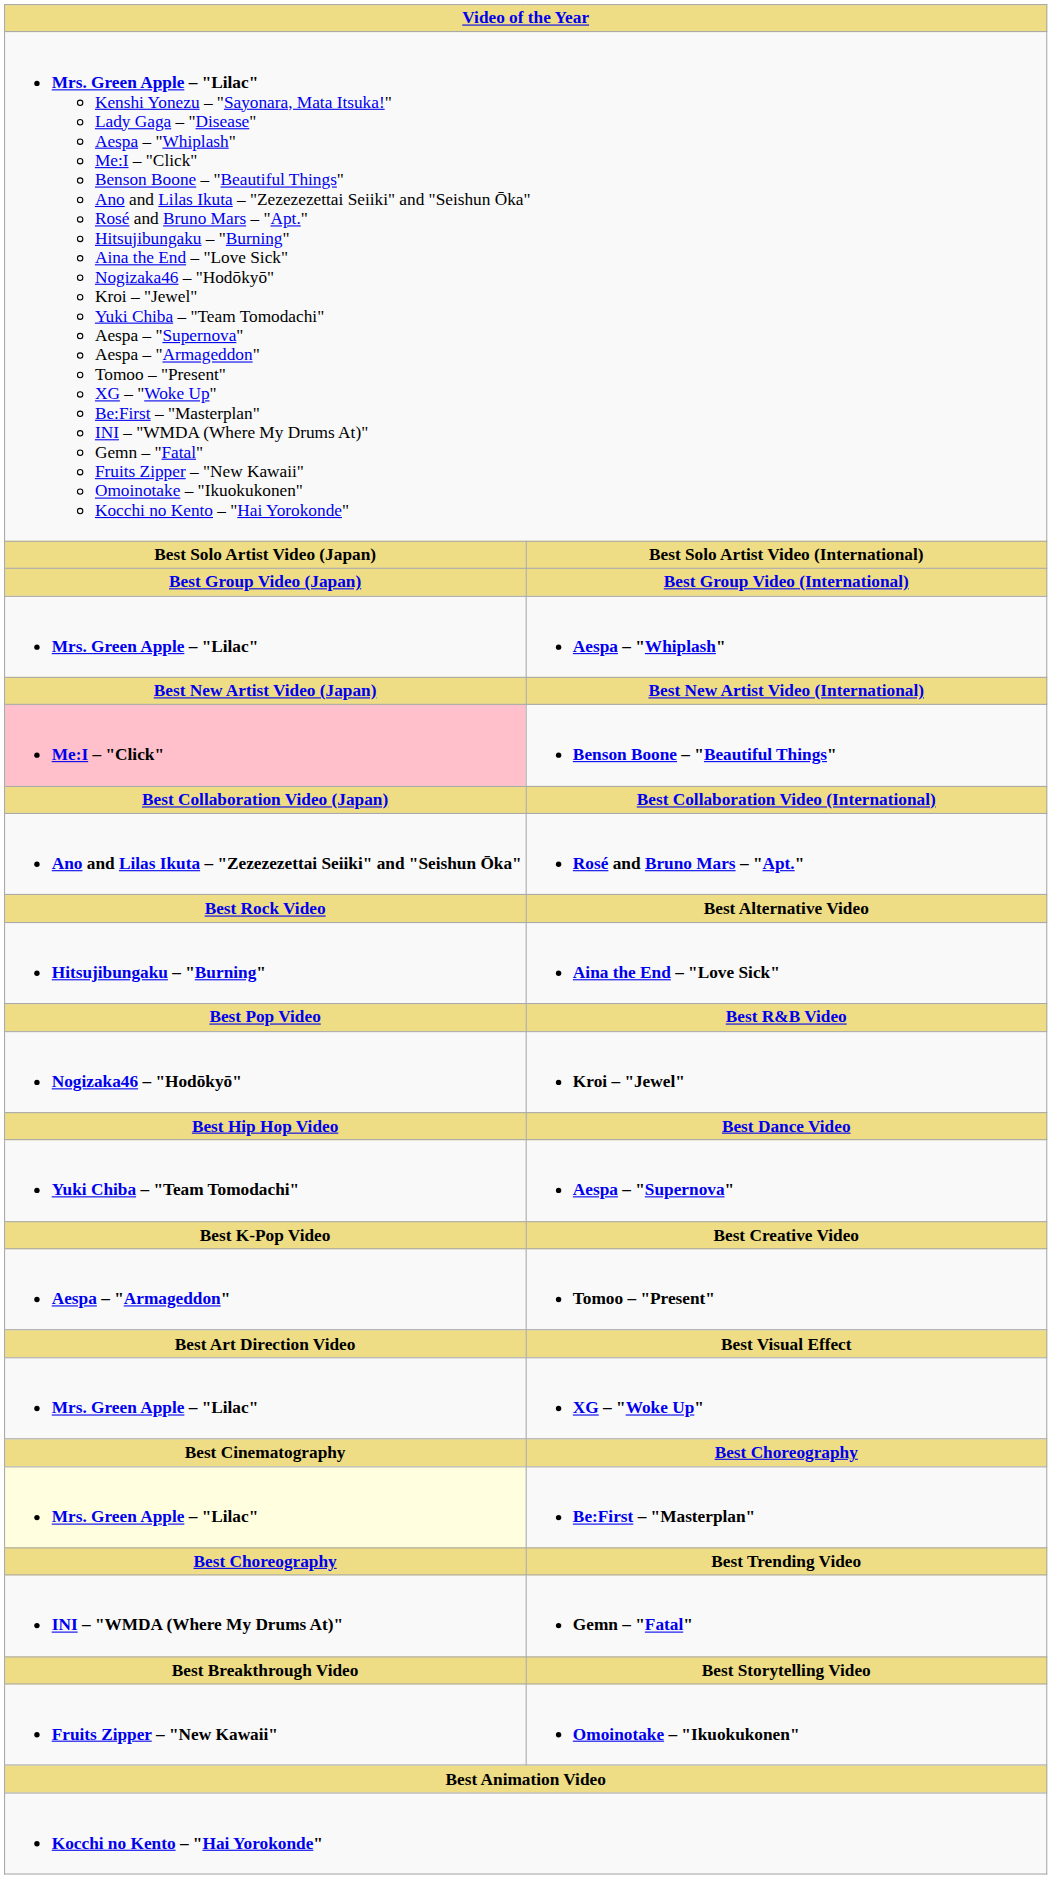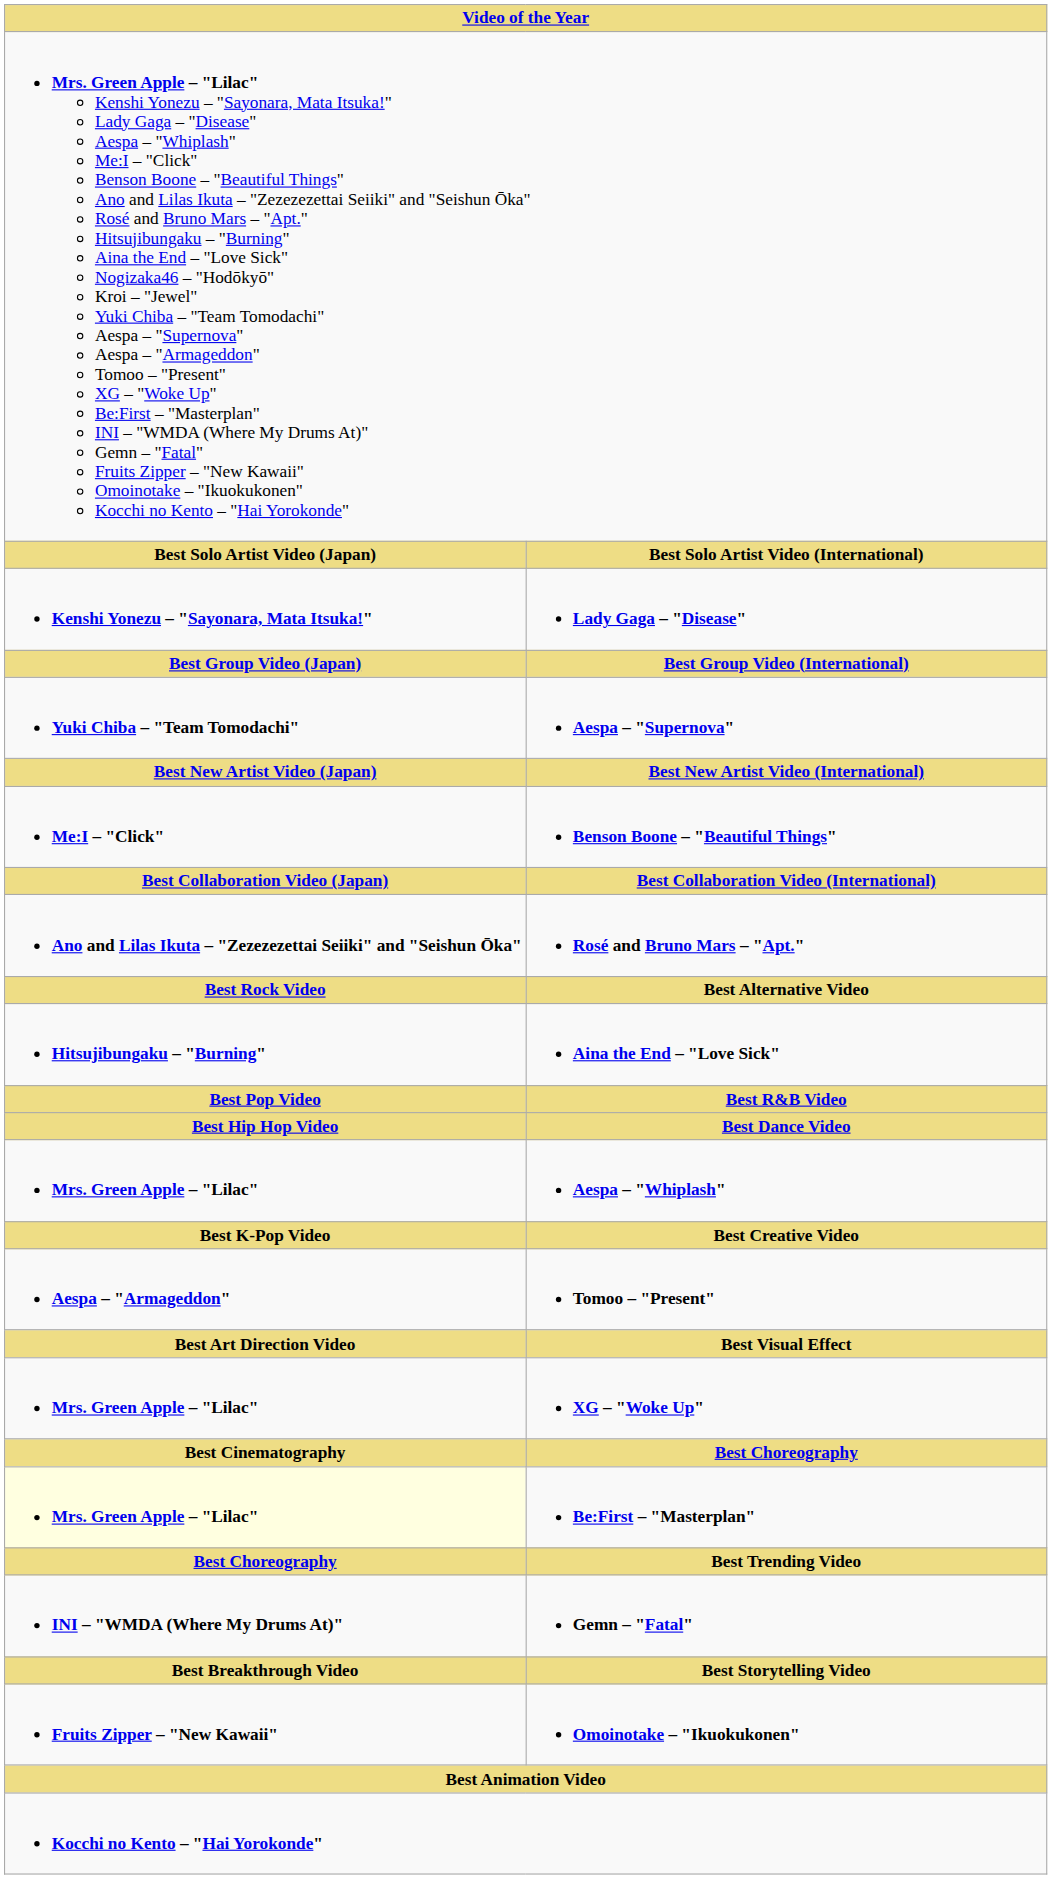+ row: (786, 619)
rows swapped: (786, 646) <-> (786, 1190)
(265, 755) pink background -> (265, 836) no background
- row: (786, 1082)
